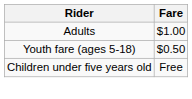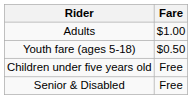+ row: (79, 85)
